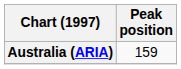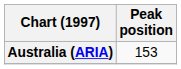(146, 52) 159 -> (146, 52) 153
